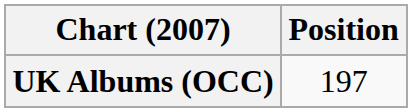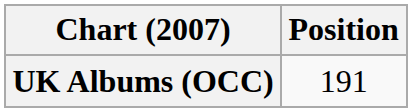(344, 80) 197 -> (344, 80) 191
